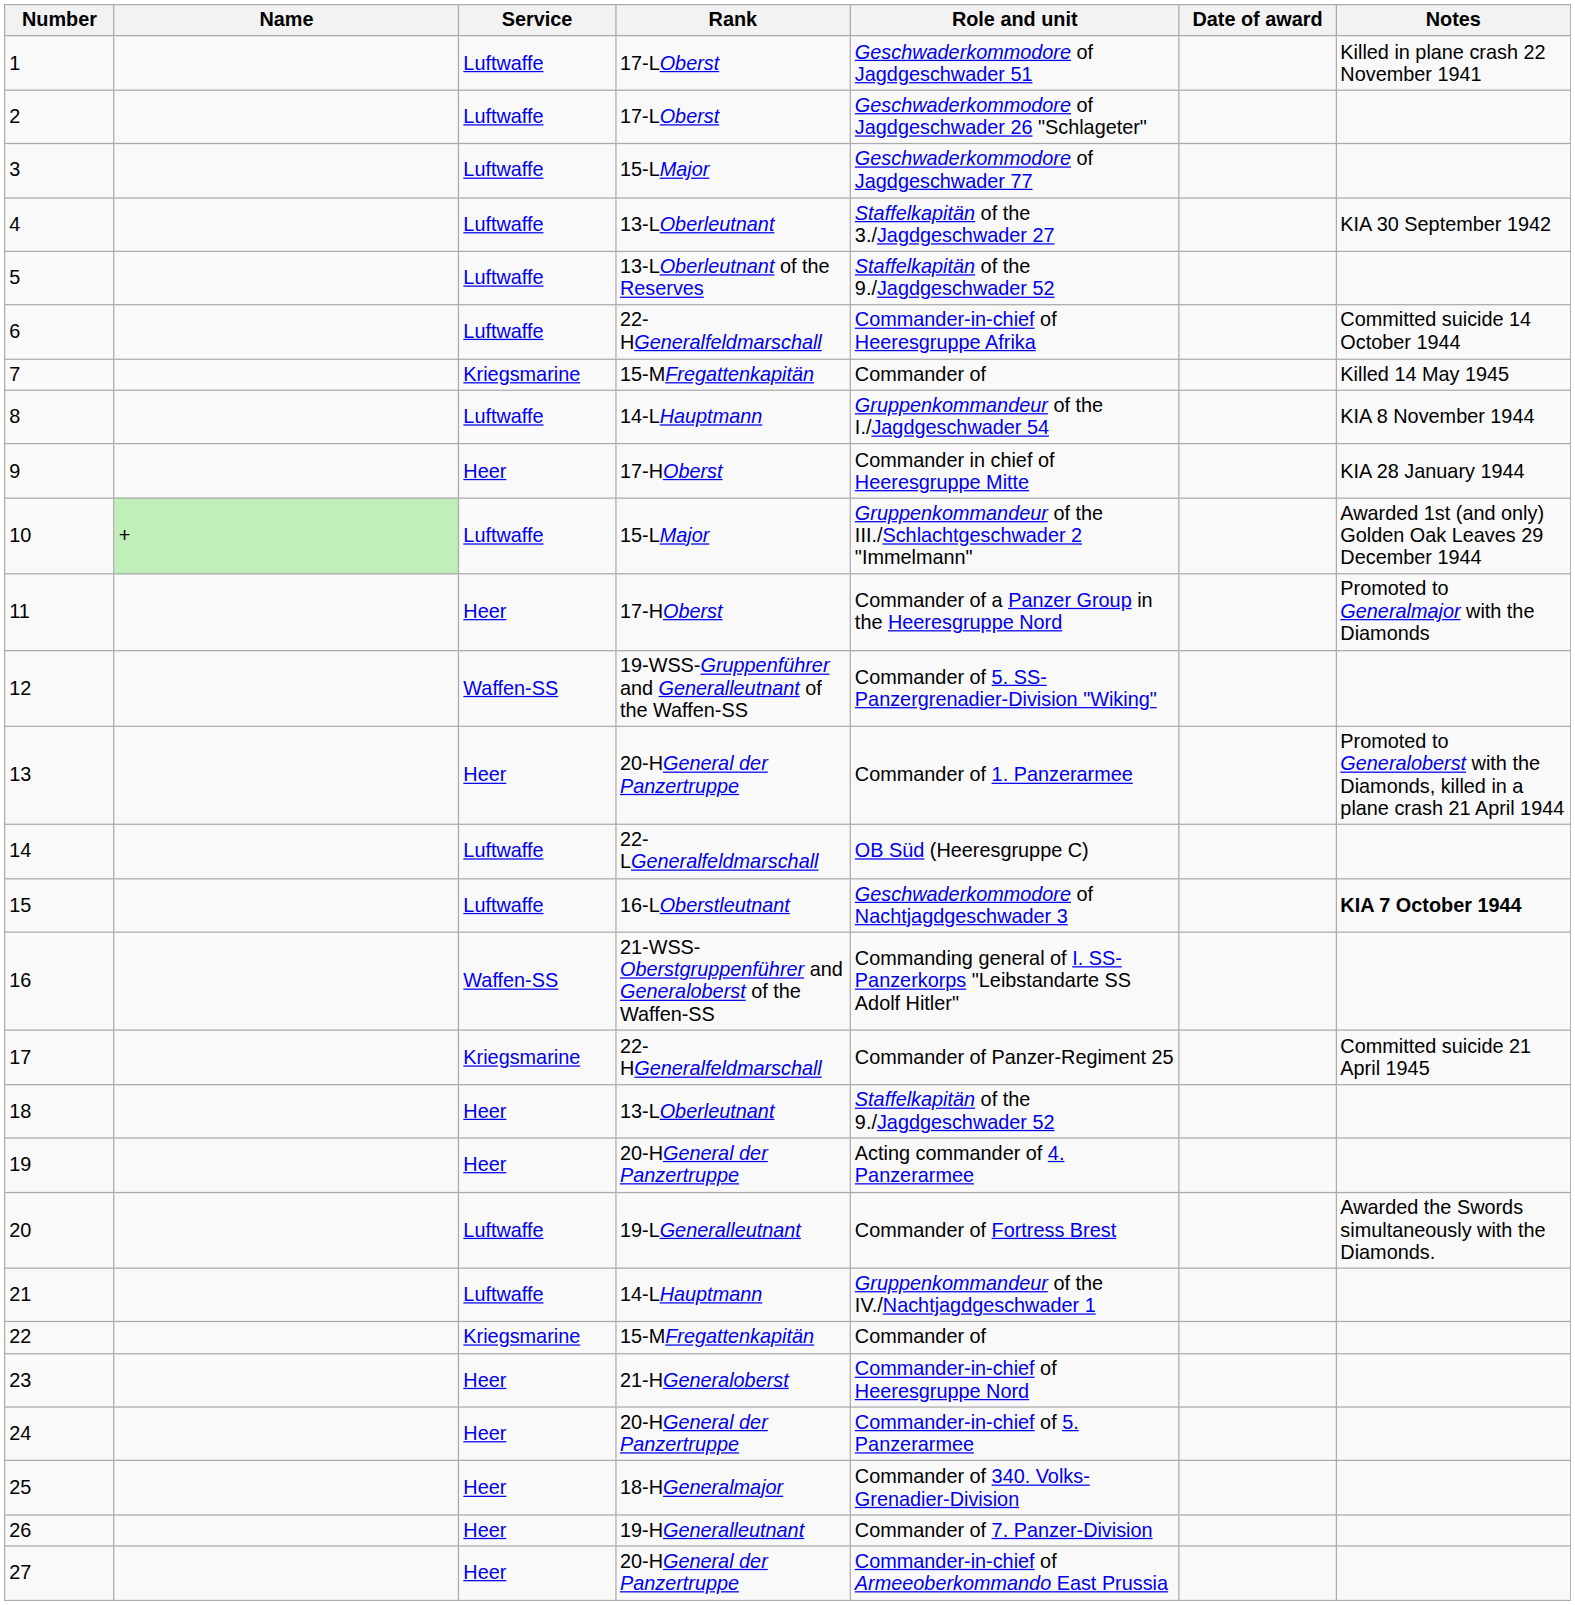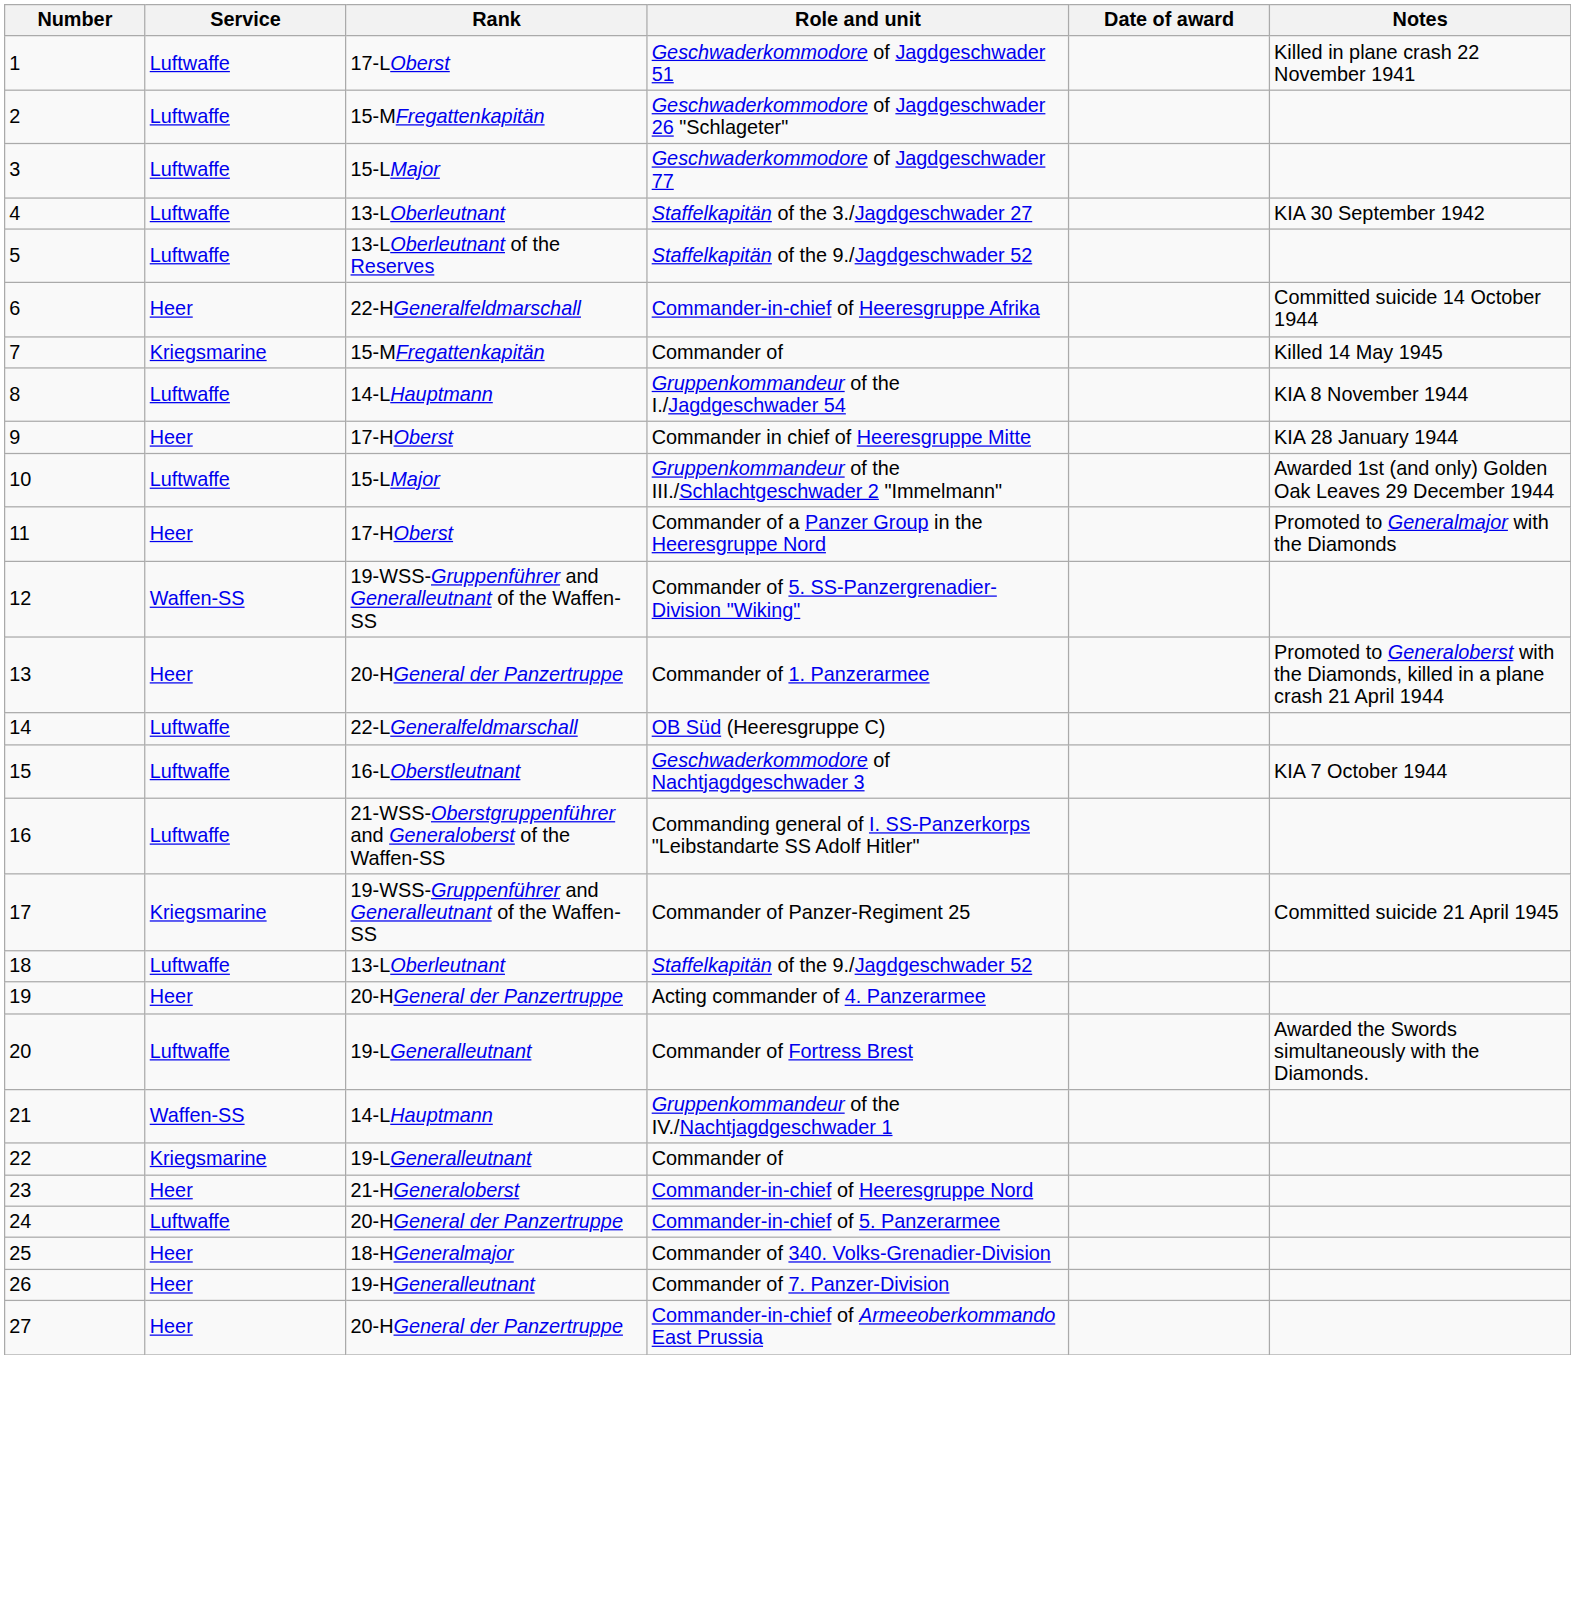- column: (287, 20)
(670, 116) 17-LOberst -> (448, 116) 15-MFregattenkapitän
(503, 331) Luftwaffe -> (171, 309) Heer
(1431, 905) bold -> (1361, 771) normal
(511, 981) Waffen-SS -> (190, 836) Luftwaffe
(721, 1057) 22-HGeneralfeldmarschall -> (486, 912) 19-WSS-Gruppenführer and Generalleutnant of the Waffen-SS
(485, 1111) Heer -> (190, 966) Luftwaffe
(503, 1294) Luftwaffe -> (197, 1116) Waffen-SS
(717, 1337) 15-MFregattenkapitän -> (441, 1158) 19-LGeneralleutnant
(485, 1433) Heer -> (190, 1221) Luftwaffe
